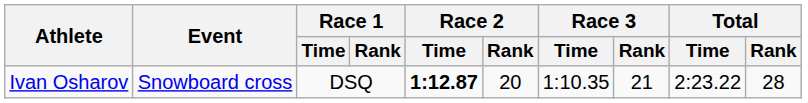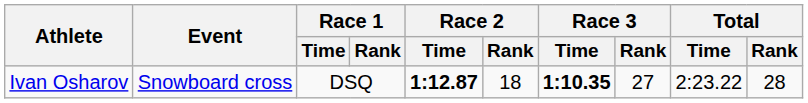(510, 82) 20 -> (510, 82) 18
(576, 82) normal -> (577, 82) bold
(642, 82) 21 -> (643, 82) 27
